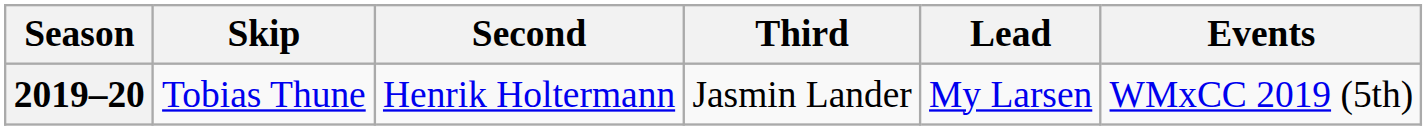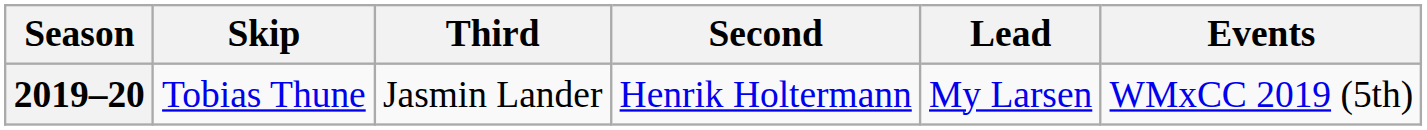columns swapped: (802, 34) <-> (529, 34)
